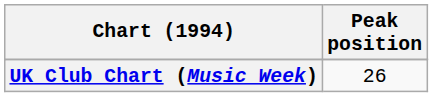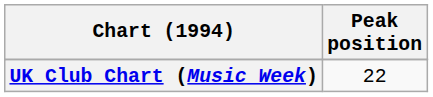(375, 76) 26 -> (375, 76) 22
